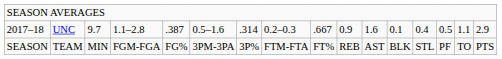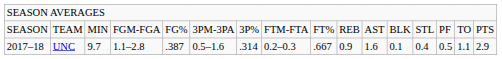rows swapped: (27, 46) <-> (25, 29)
